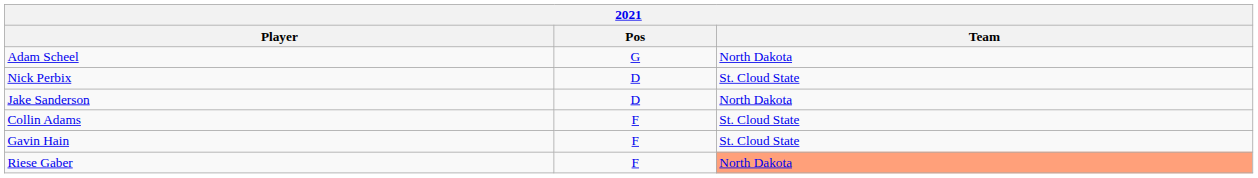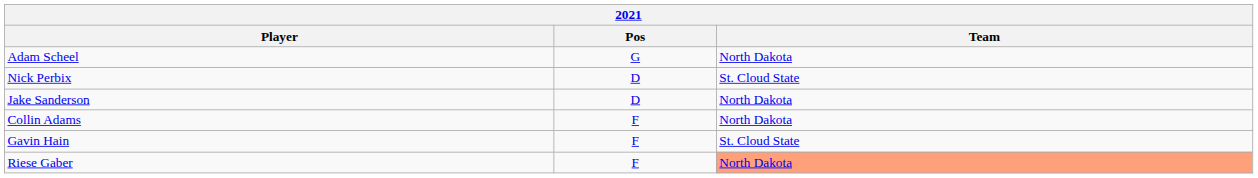(759, 120) St. Cloud State -> (756, 120) North Dakota
